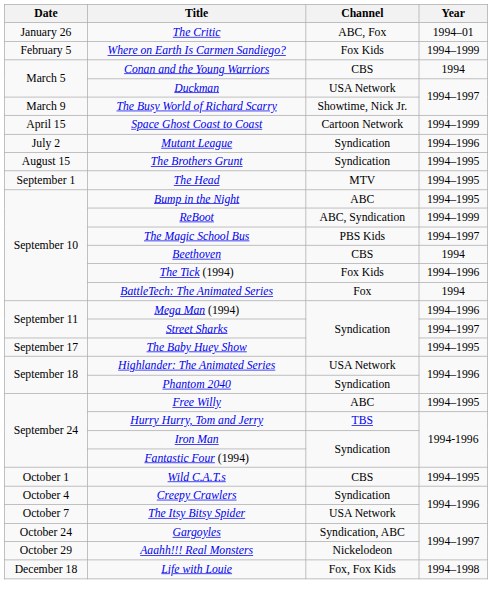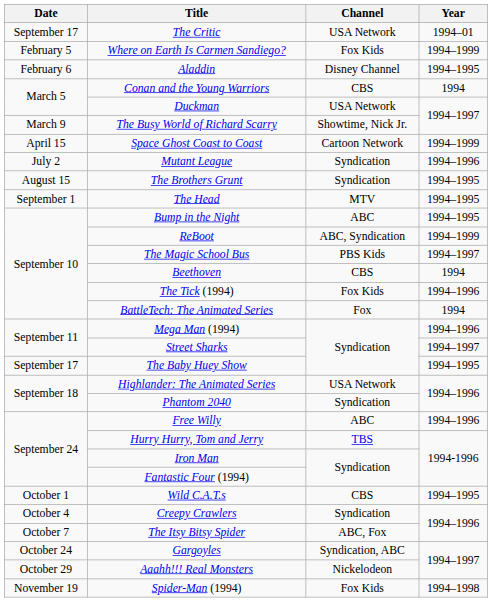(46, 32) January 26 -> (46, 32) September 17
(362, 32) ABC, Fox -> (362, 32) USA Network
+ row: (197, 69)
(453, 402) 1994–1995 -> (453, 421) 1994–1996
(362, 513) USA Network -> (362, 532) ABC, Fox
+ row: (197, 587)
- row: (197, 569)
